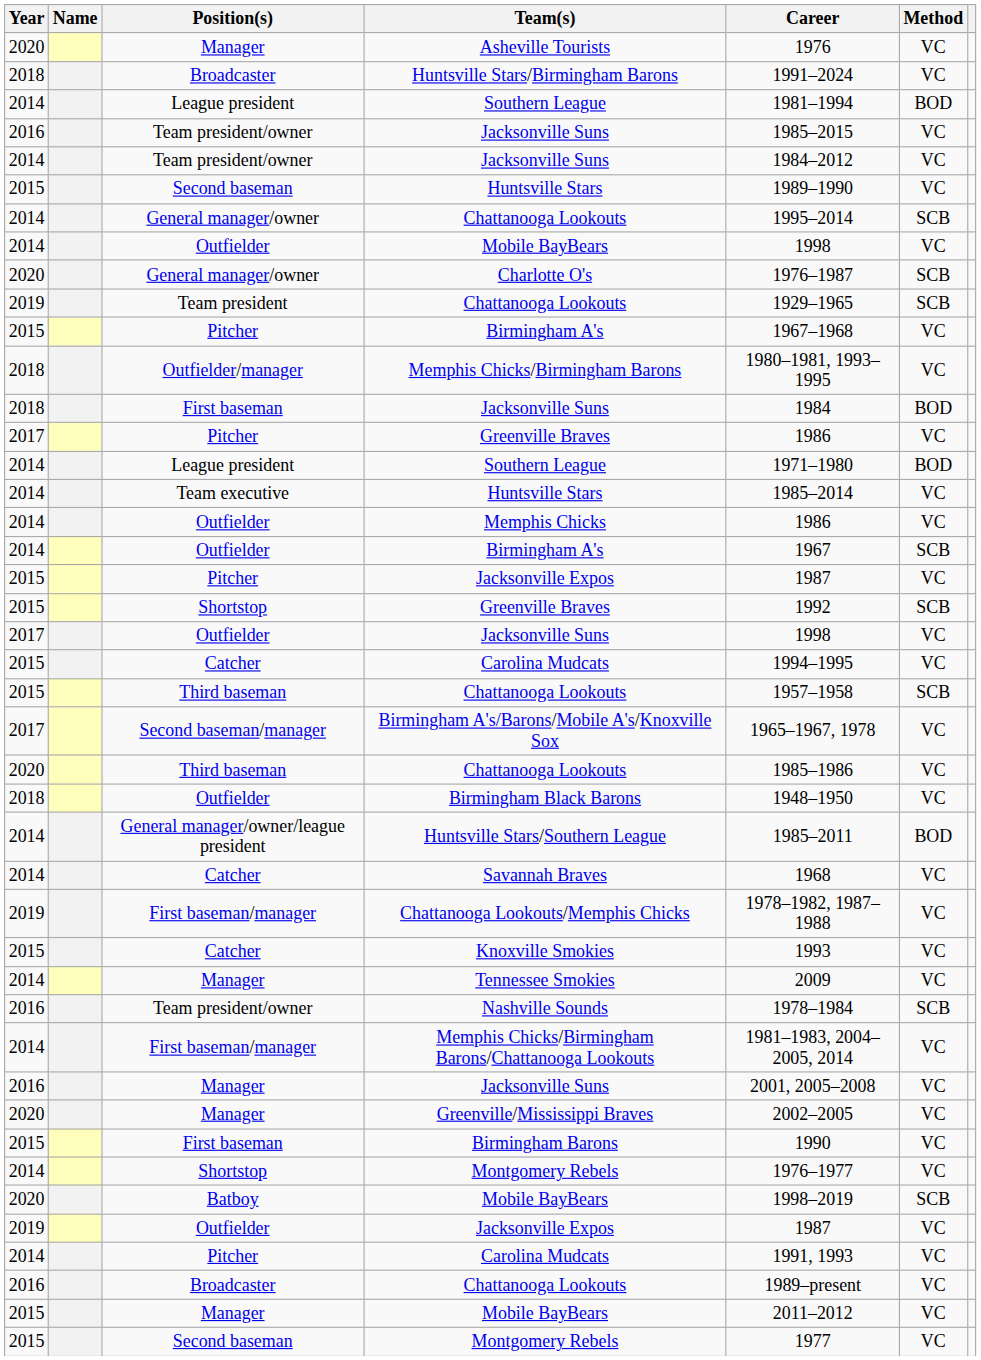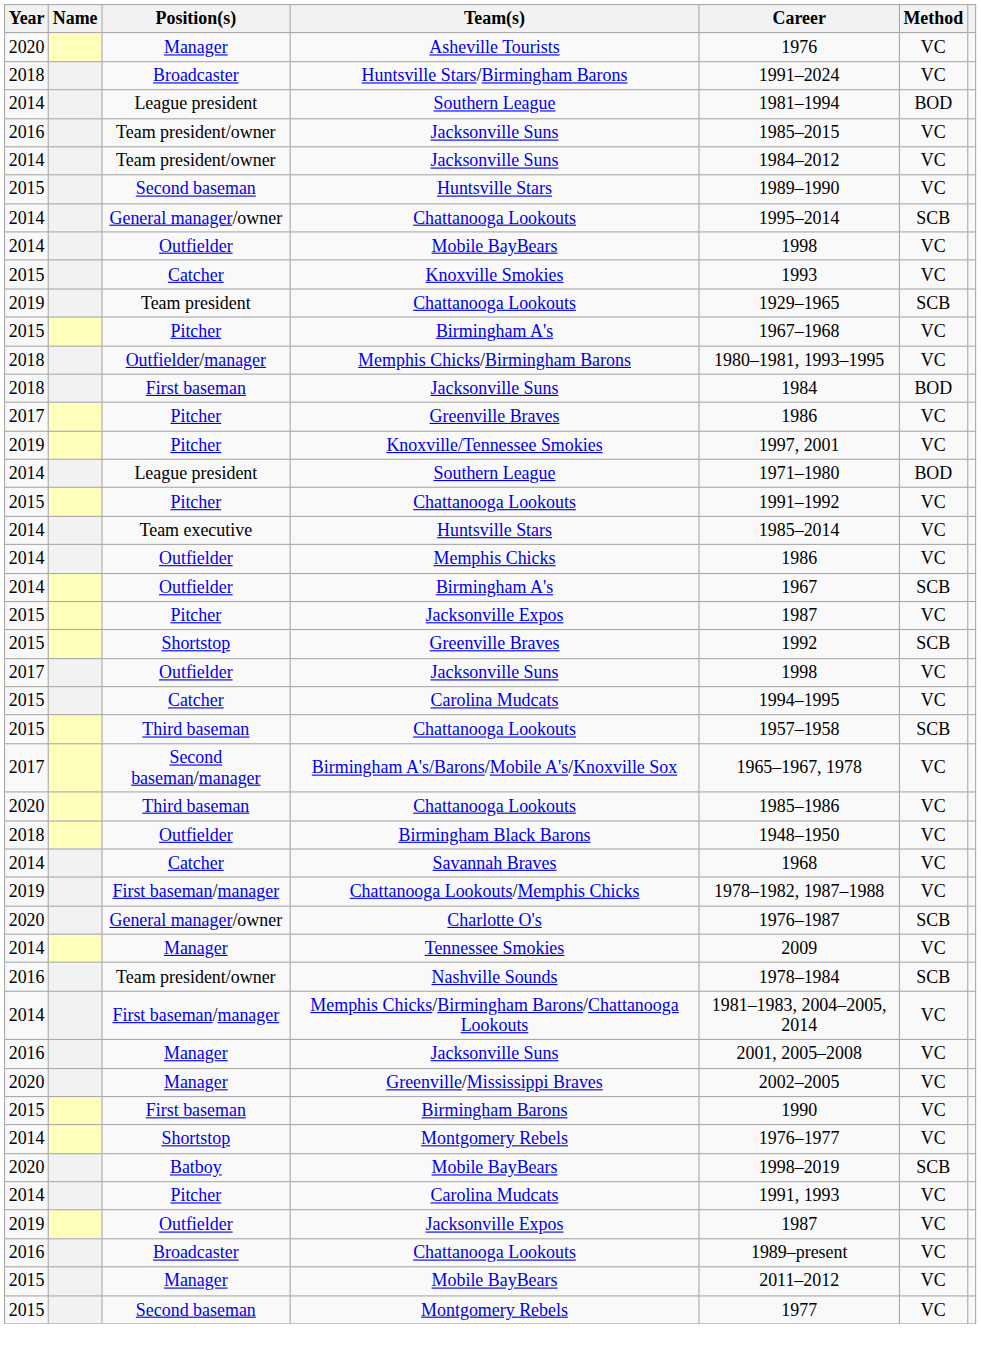rows swapped: (233, 951) <-> (233, 274)
+ row: (196, 445)
+ row: (196, 501)
- row: (233, 836)
rows swapped: (233, 1256) <-> (233, 1227)
